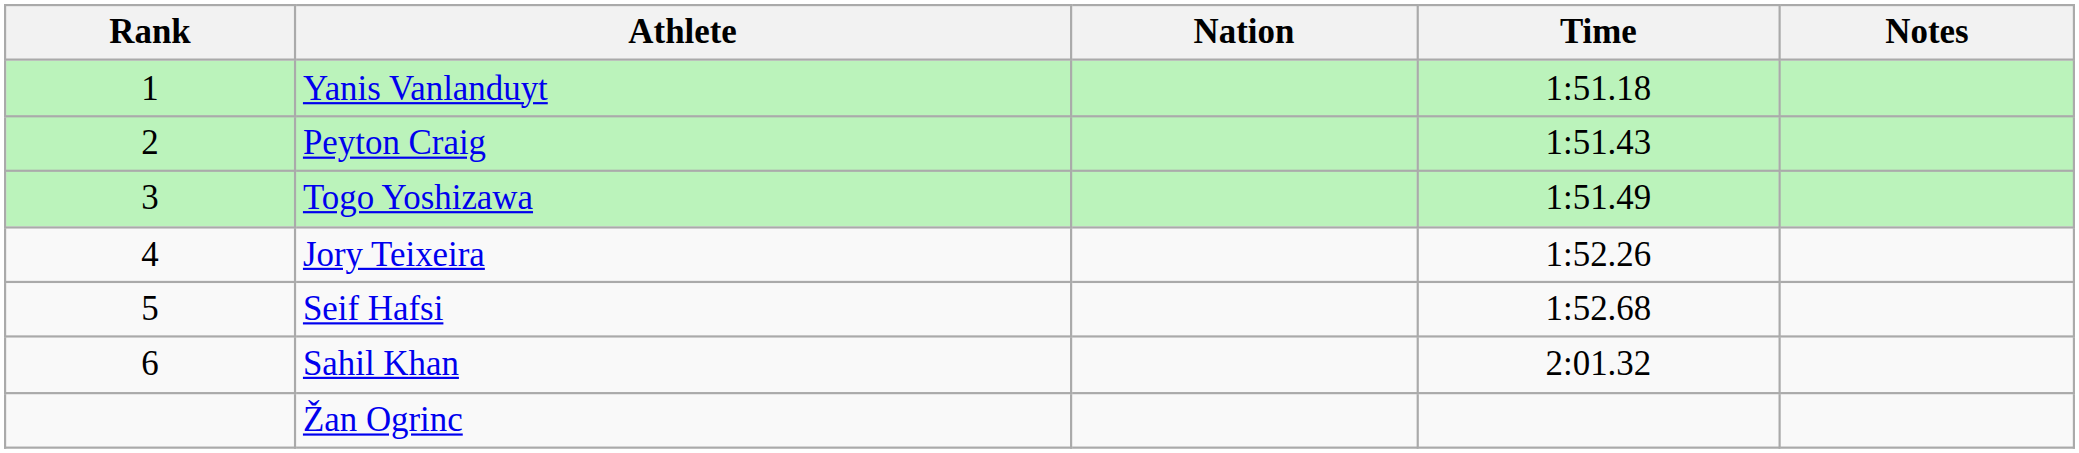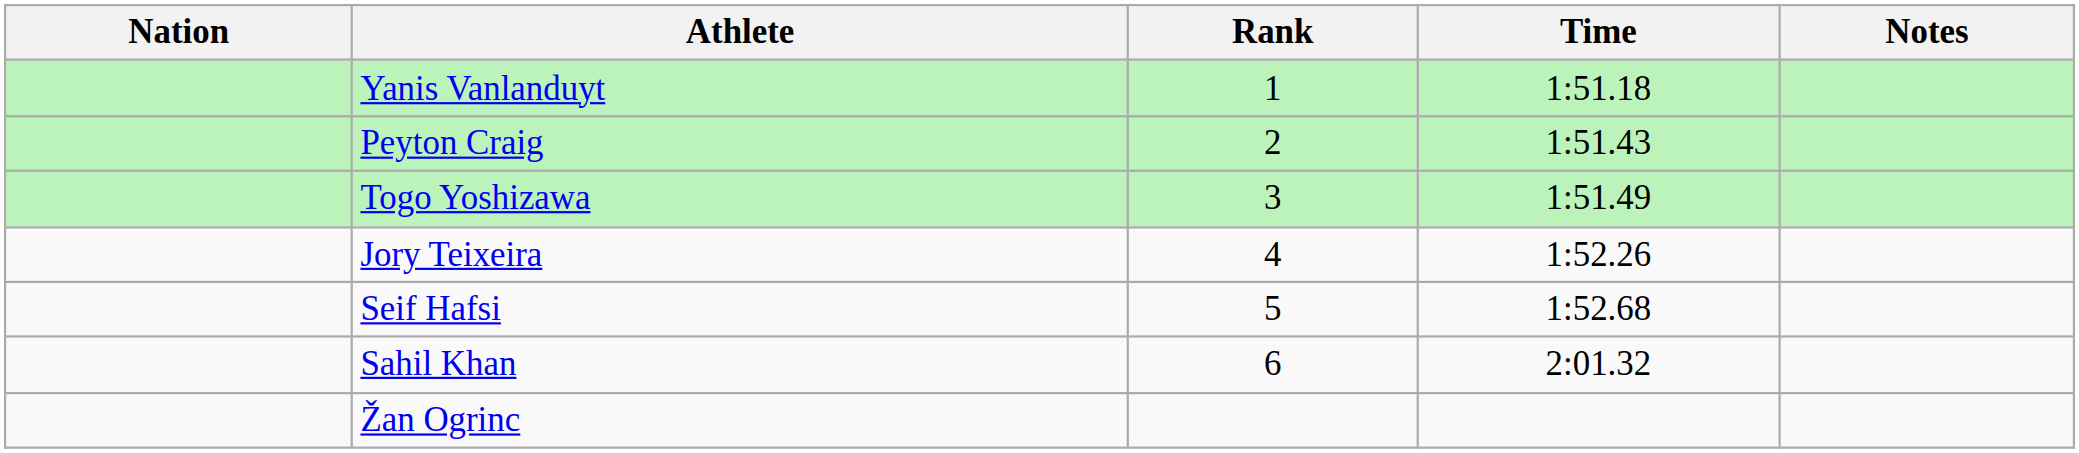columns swapped: (150, 32) <-> (1244, 32)
